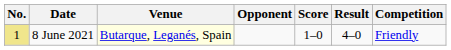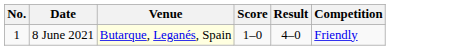- column: (265, 14)
(17, 34) khaki background -> (17, 34) no background
